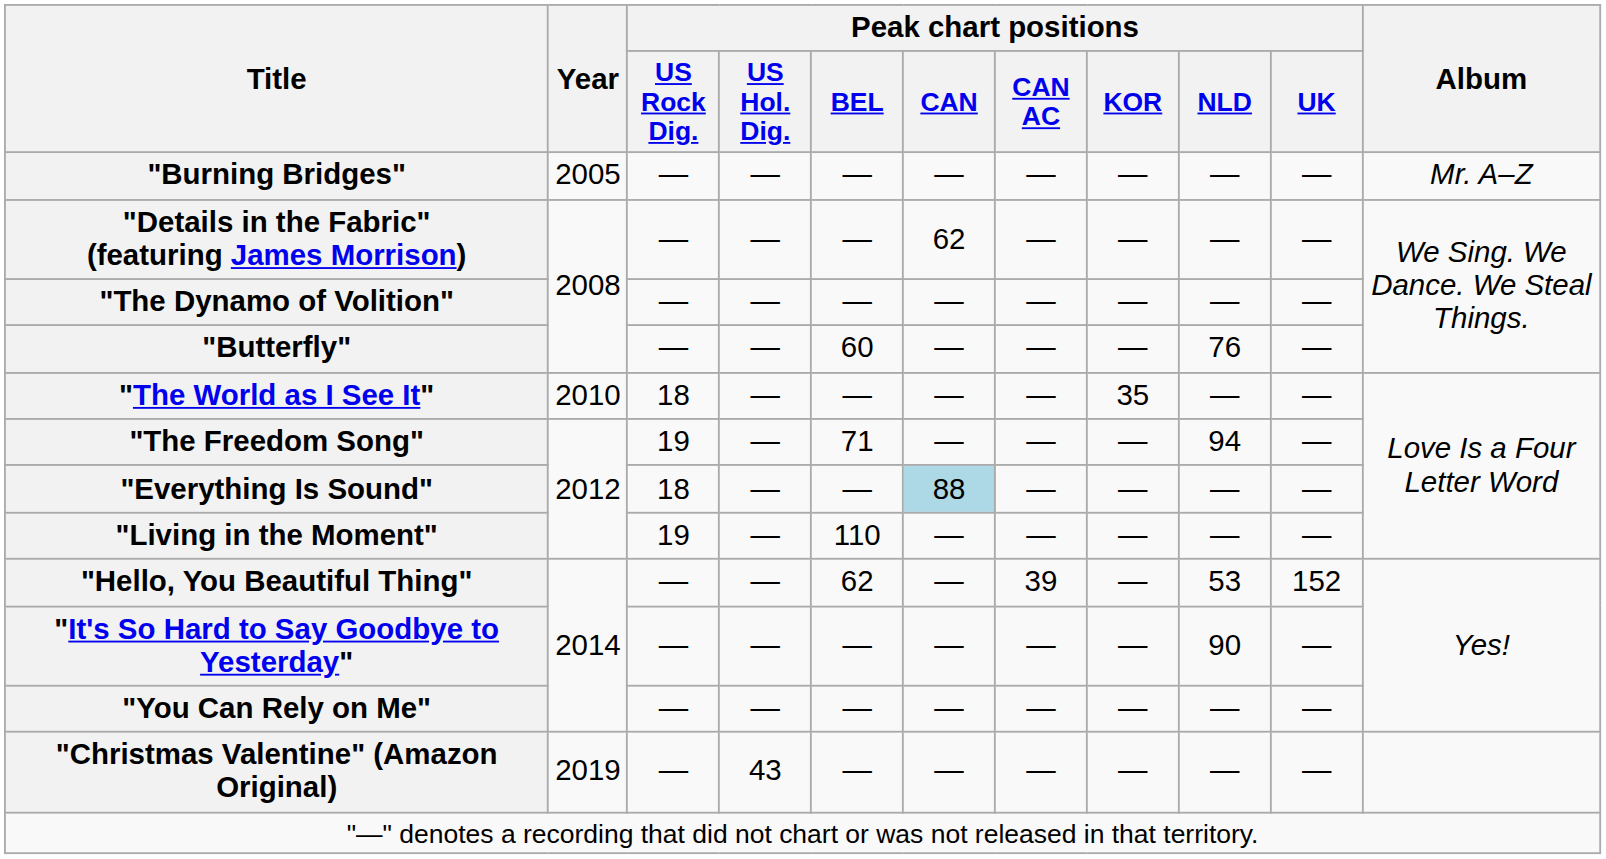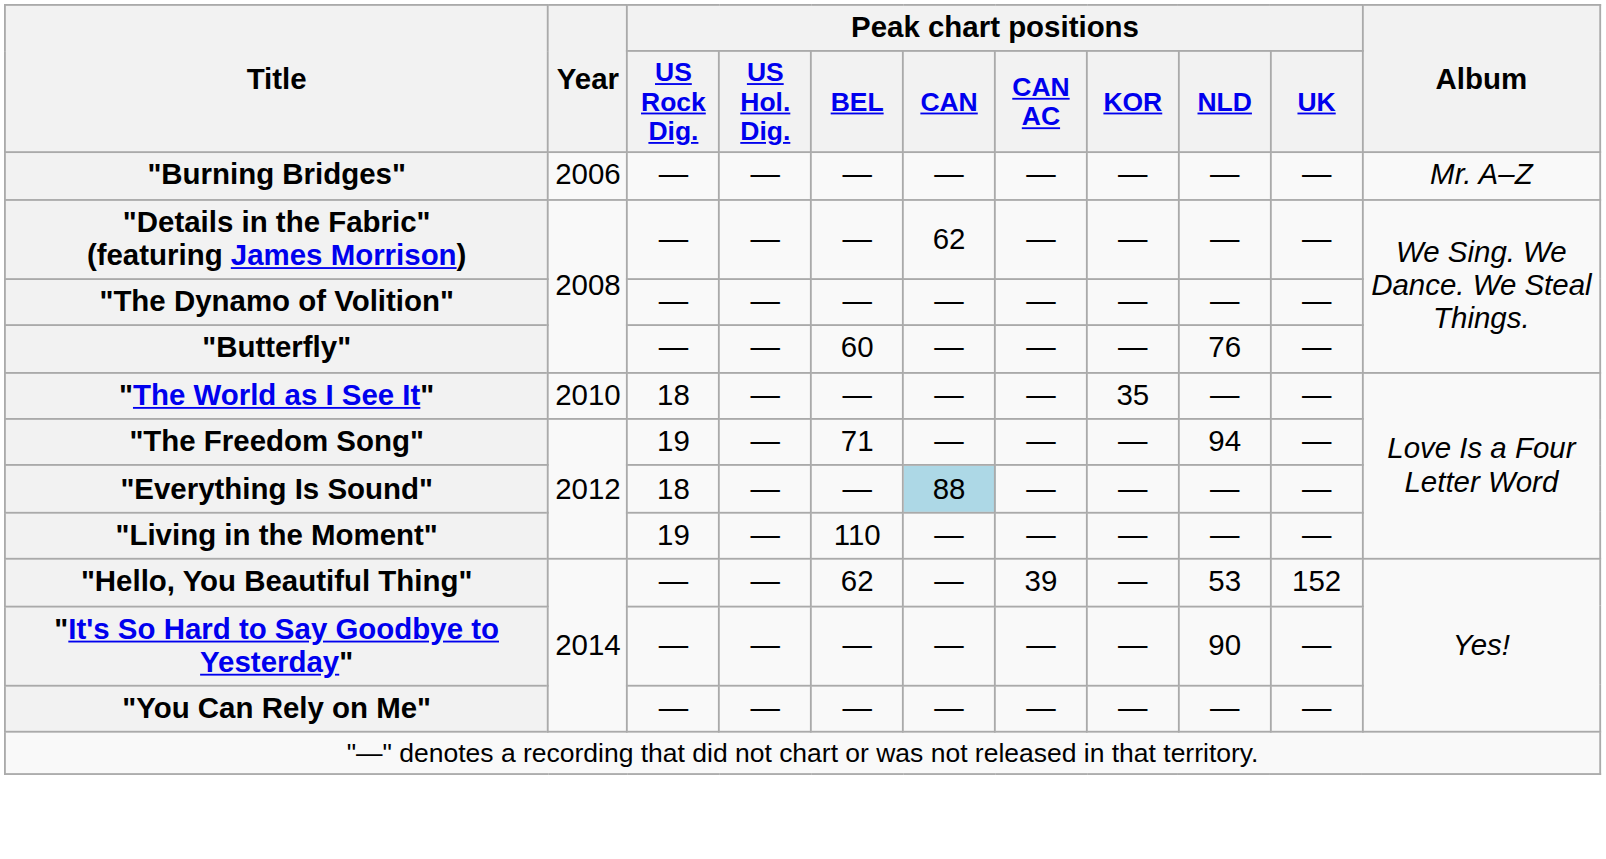(588, 175) 2005 -> (588, 175) 2006
- row: (277, 771)
